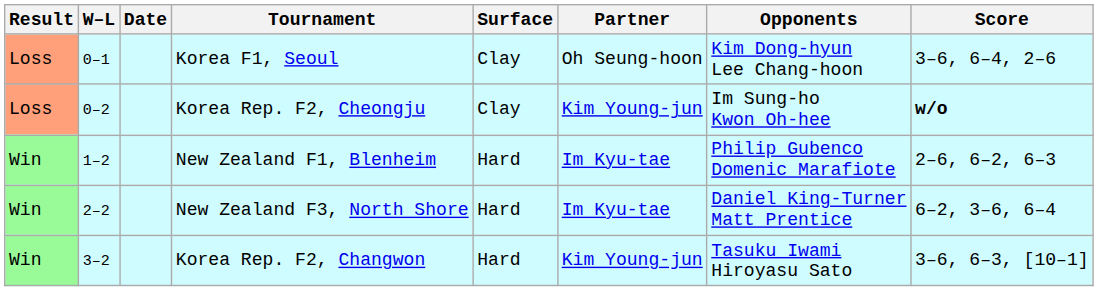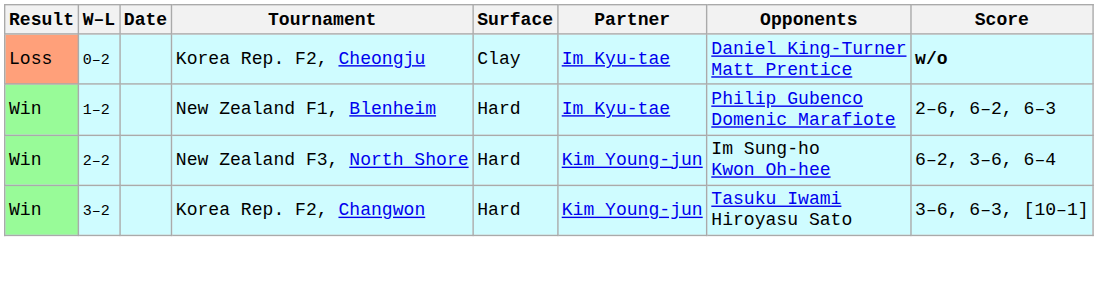- row: (257, 59)
(632, 110) Kim Young-jun -> (616, 59) Im Kyu-tae
(771, 110) Im Sung-ho Kwon Oh-hee -> (809, 59) Daniel King-Turner Matt Prentice
(616, 210) Im Kyu-tae -> (632, 160) Kim Young-jun
(809, 210) Daniel King-Turner Matt Prentice -> (771, 160) Im Sung-ho Kwon Oh-hee
